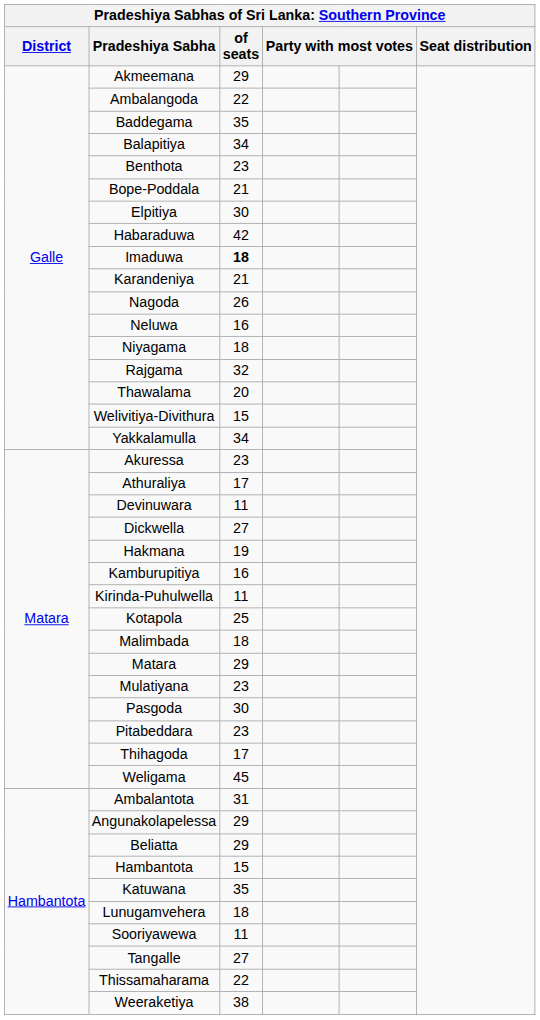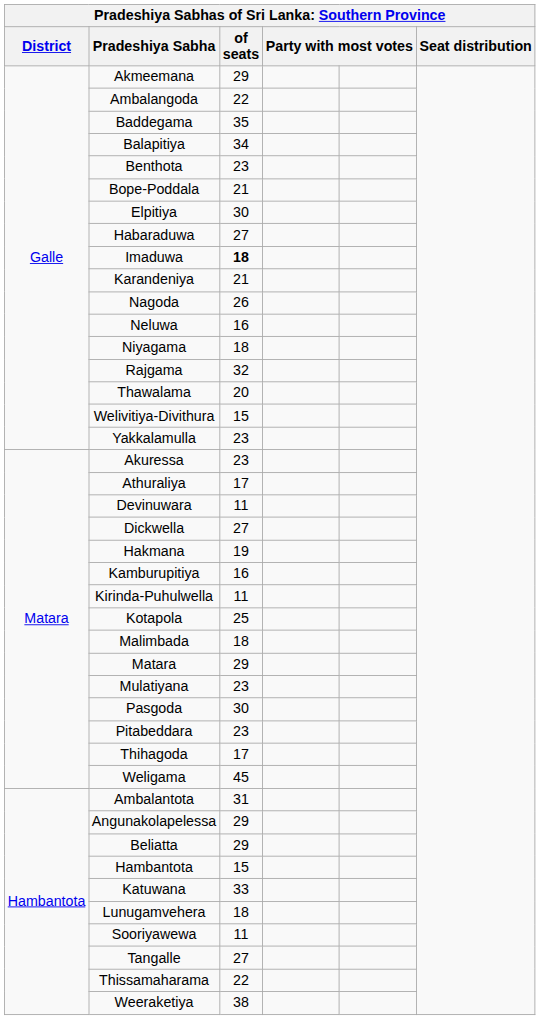(241, 235) 42 -> (241, 235) 27
(241, 438) 34 -> (241, 438) 23
(241, 889) 35 -> (241, 889) 33
